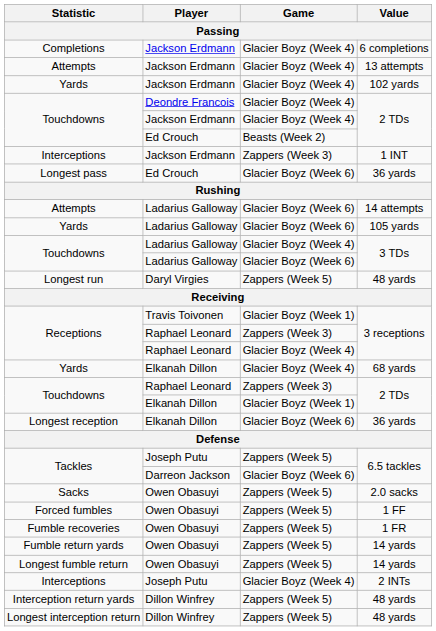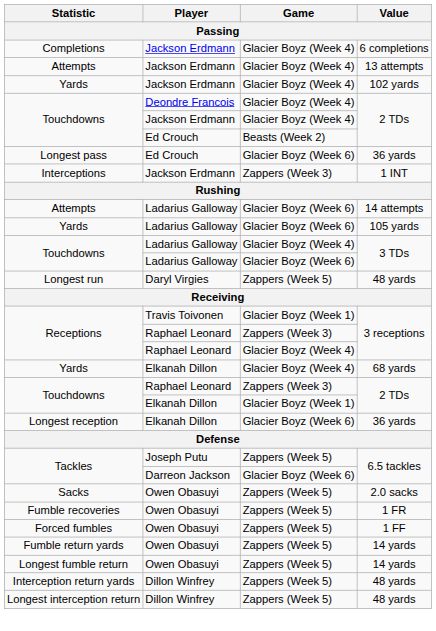rows swapped: (190, 155) <-> (172, 173)
rows swapped: (182, 510) <-> (182, 528)
- row: (176, 581)
